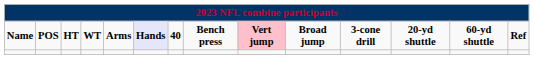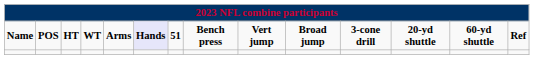(176, 35) 40 -> (176, 35) 51
(262, 35) pink background -> (262, 35) no background
